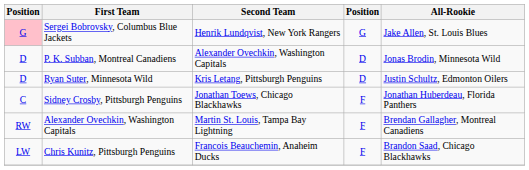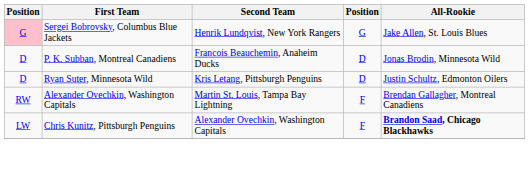(260, 58) Alexander Ovechkin, Washington Capitals -> (256, 58) Francois Beauchemin, Anaheim Ducks
- row: (113, 100)
(256, 152) Francois Beauchemin, Anaheim Ducks -> (260, 126) Alexander Ovechkin, Washington Capitals
(429, 152) normal -> (432, 126) bold
